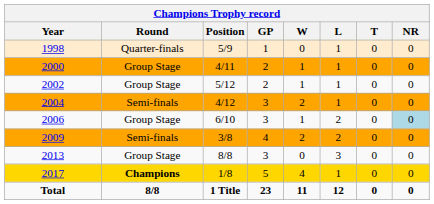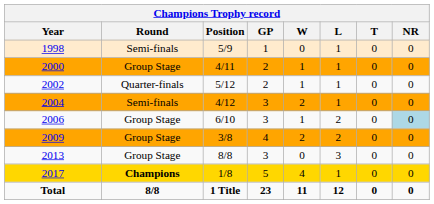(152, 48) Quarter-finals -> (152, 48) Semi-finals
(152, 84) Group Stage -> (152, 84) Quarter-finals
(152, 137) Semi-finals -> (152, 137) Group Stage
